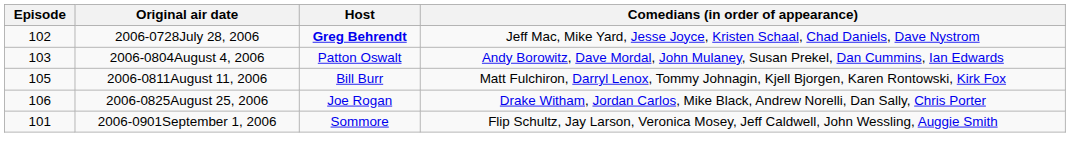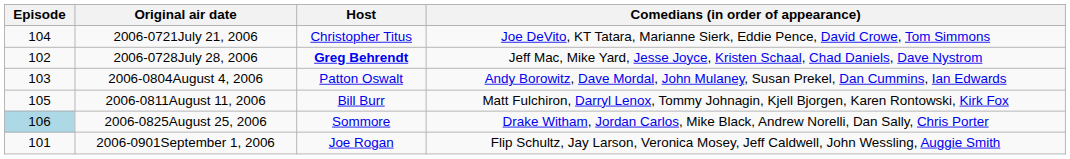+ row: (186, 36)
(40, 100) no background -> (40, 121) lightblue background
(360, 100) Joe Rogan -> (361, 121) Sommore
(360, 121) Sommore -> (361, 143) Joe Rogan
